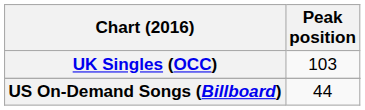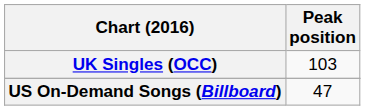(323, 91) 44 -> (323, 91) 47
